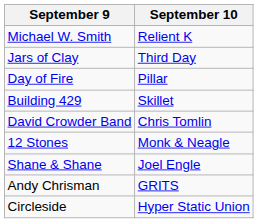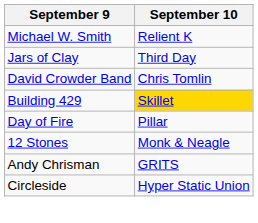rows swapped: (70, 121) <-> (40, 79)
(156, 100) no background -> (156, 100) gold background
- row: (55, 164)
